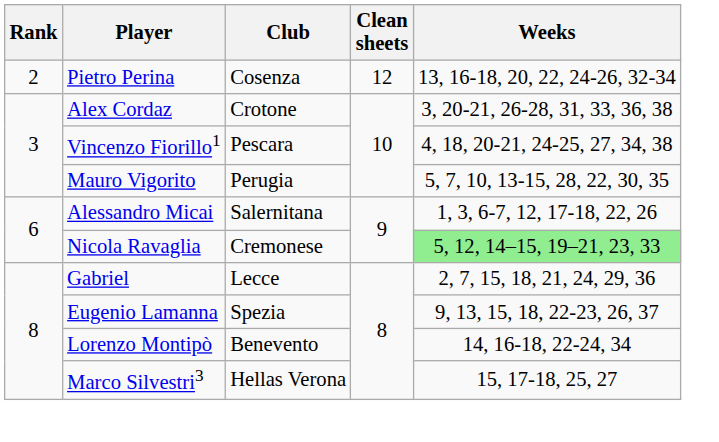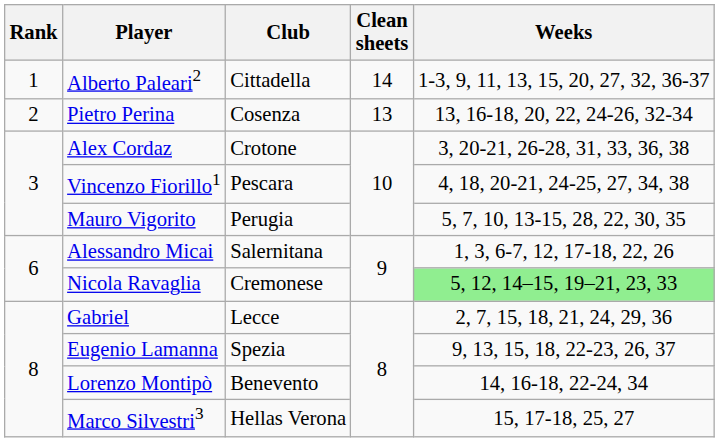+ row: (134, 79)
(382, 76) 12 -> (382, 115) 13
